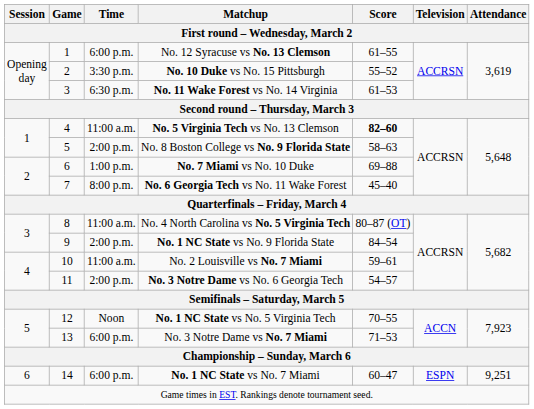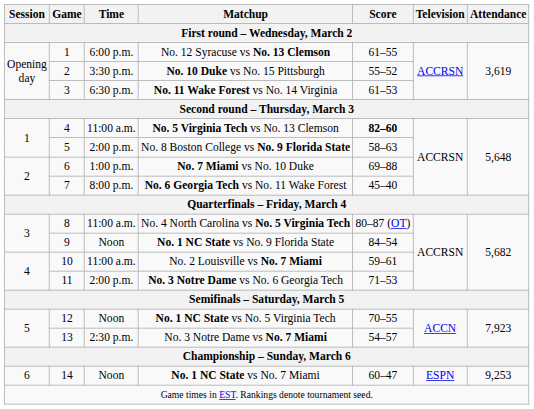(111, 242) 2:00 p.m. -> (111, 242) Noon
(383, 280) 54–57 -> (383, 280) 71–53
(111, 338) 6:00 p.m. -> (111, 338) 2:30 p.m.
(383, 338) 71–53 -> (383, 338) 54–57
(111, 376) 6:00 p.m. -> (111, 376) Noon
(498, 376) 9,251 -> (498, 376) 9,253
